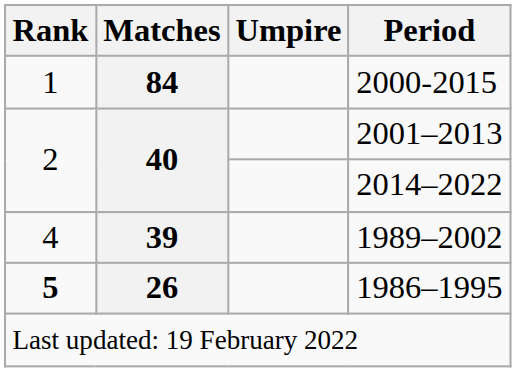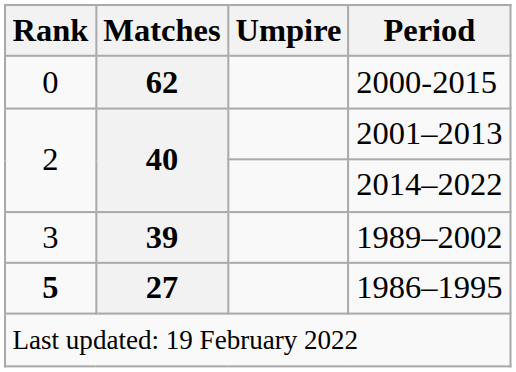(50, 81) 1 -> (50, 81) 0
(162, 81) 84 -> (162, 81) 62
(50, 236) 4 -> (50, 236) 3
(162, 287) 26 -> (162, 287) 27
